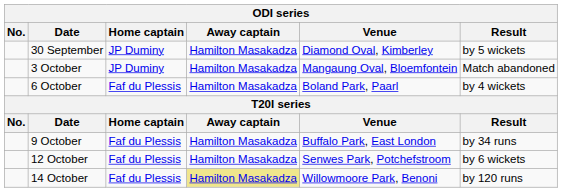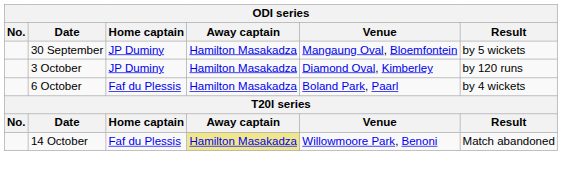(368, 50) Diamond Oval, Kimberley -> (380, 50) Mangaung Oval, Bloemfontein
(380, 68) Mangaung Oval, Bloemfontein -> (368, 68) Diamond Oval, Kimberley
(509, 68) Match abandoned -> (493, 68) by 120 runs
- row: (56, 141)
- row: (59, 159)
(493, 178) by 120 runs -> (509, 141) Match abandoned
